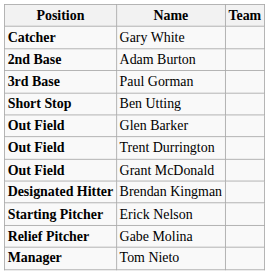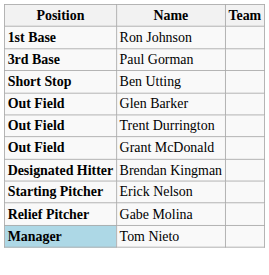- row: (152, 37)
+ row: (156, 37)
- row: (158, 59)
(35, 258) no background -> (35, 236) lightblue background
